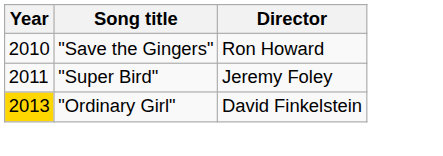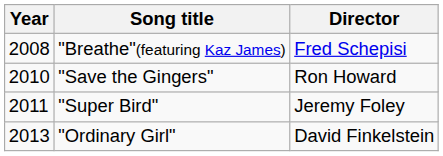+ row: (172, 48)
(29, 106) gold background -> (29, 135) no background
